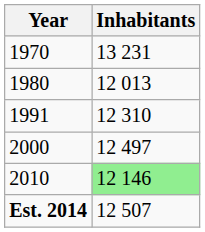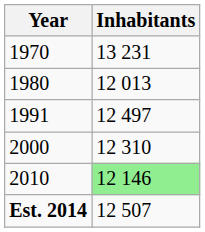(124, 115) 12 310 -> (124, 115) 12 497
(124, 147) 12 497 -> (124, 147) 12 310
